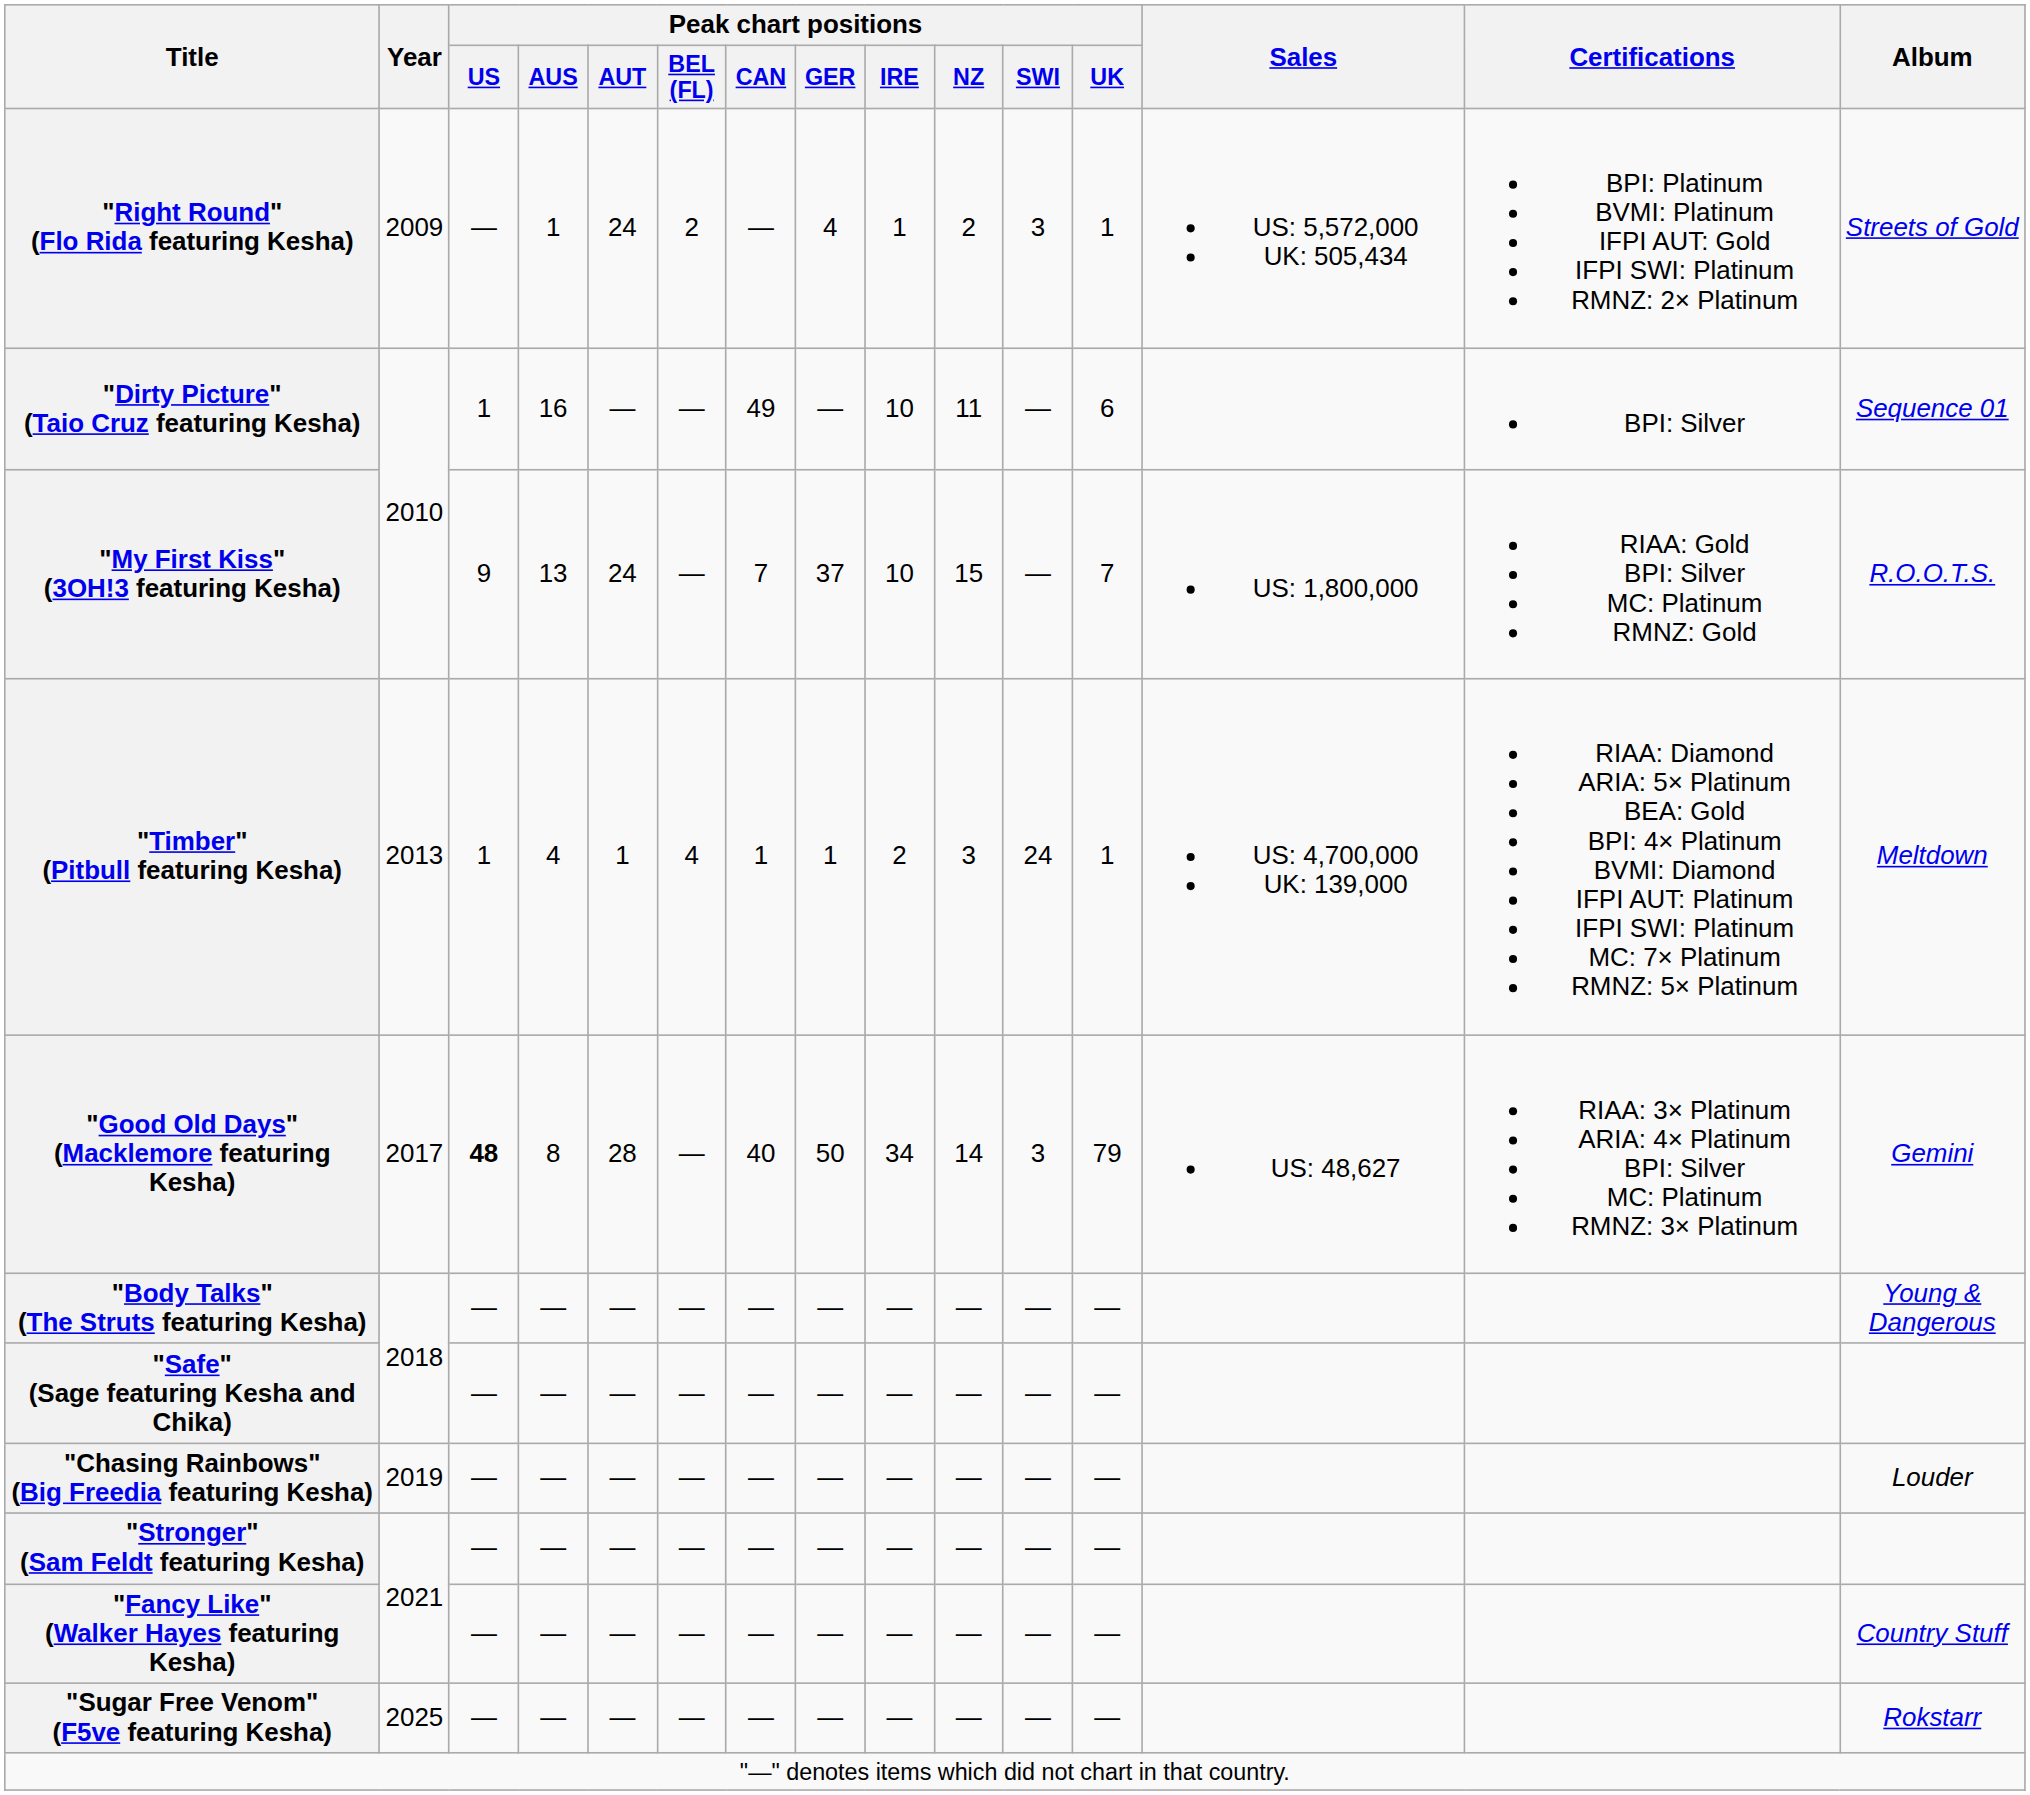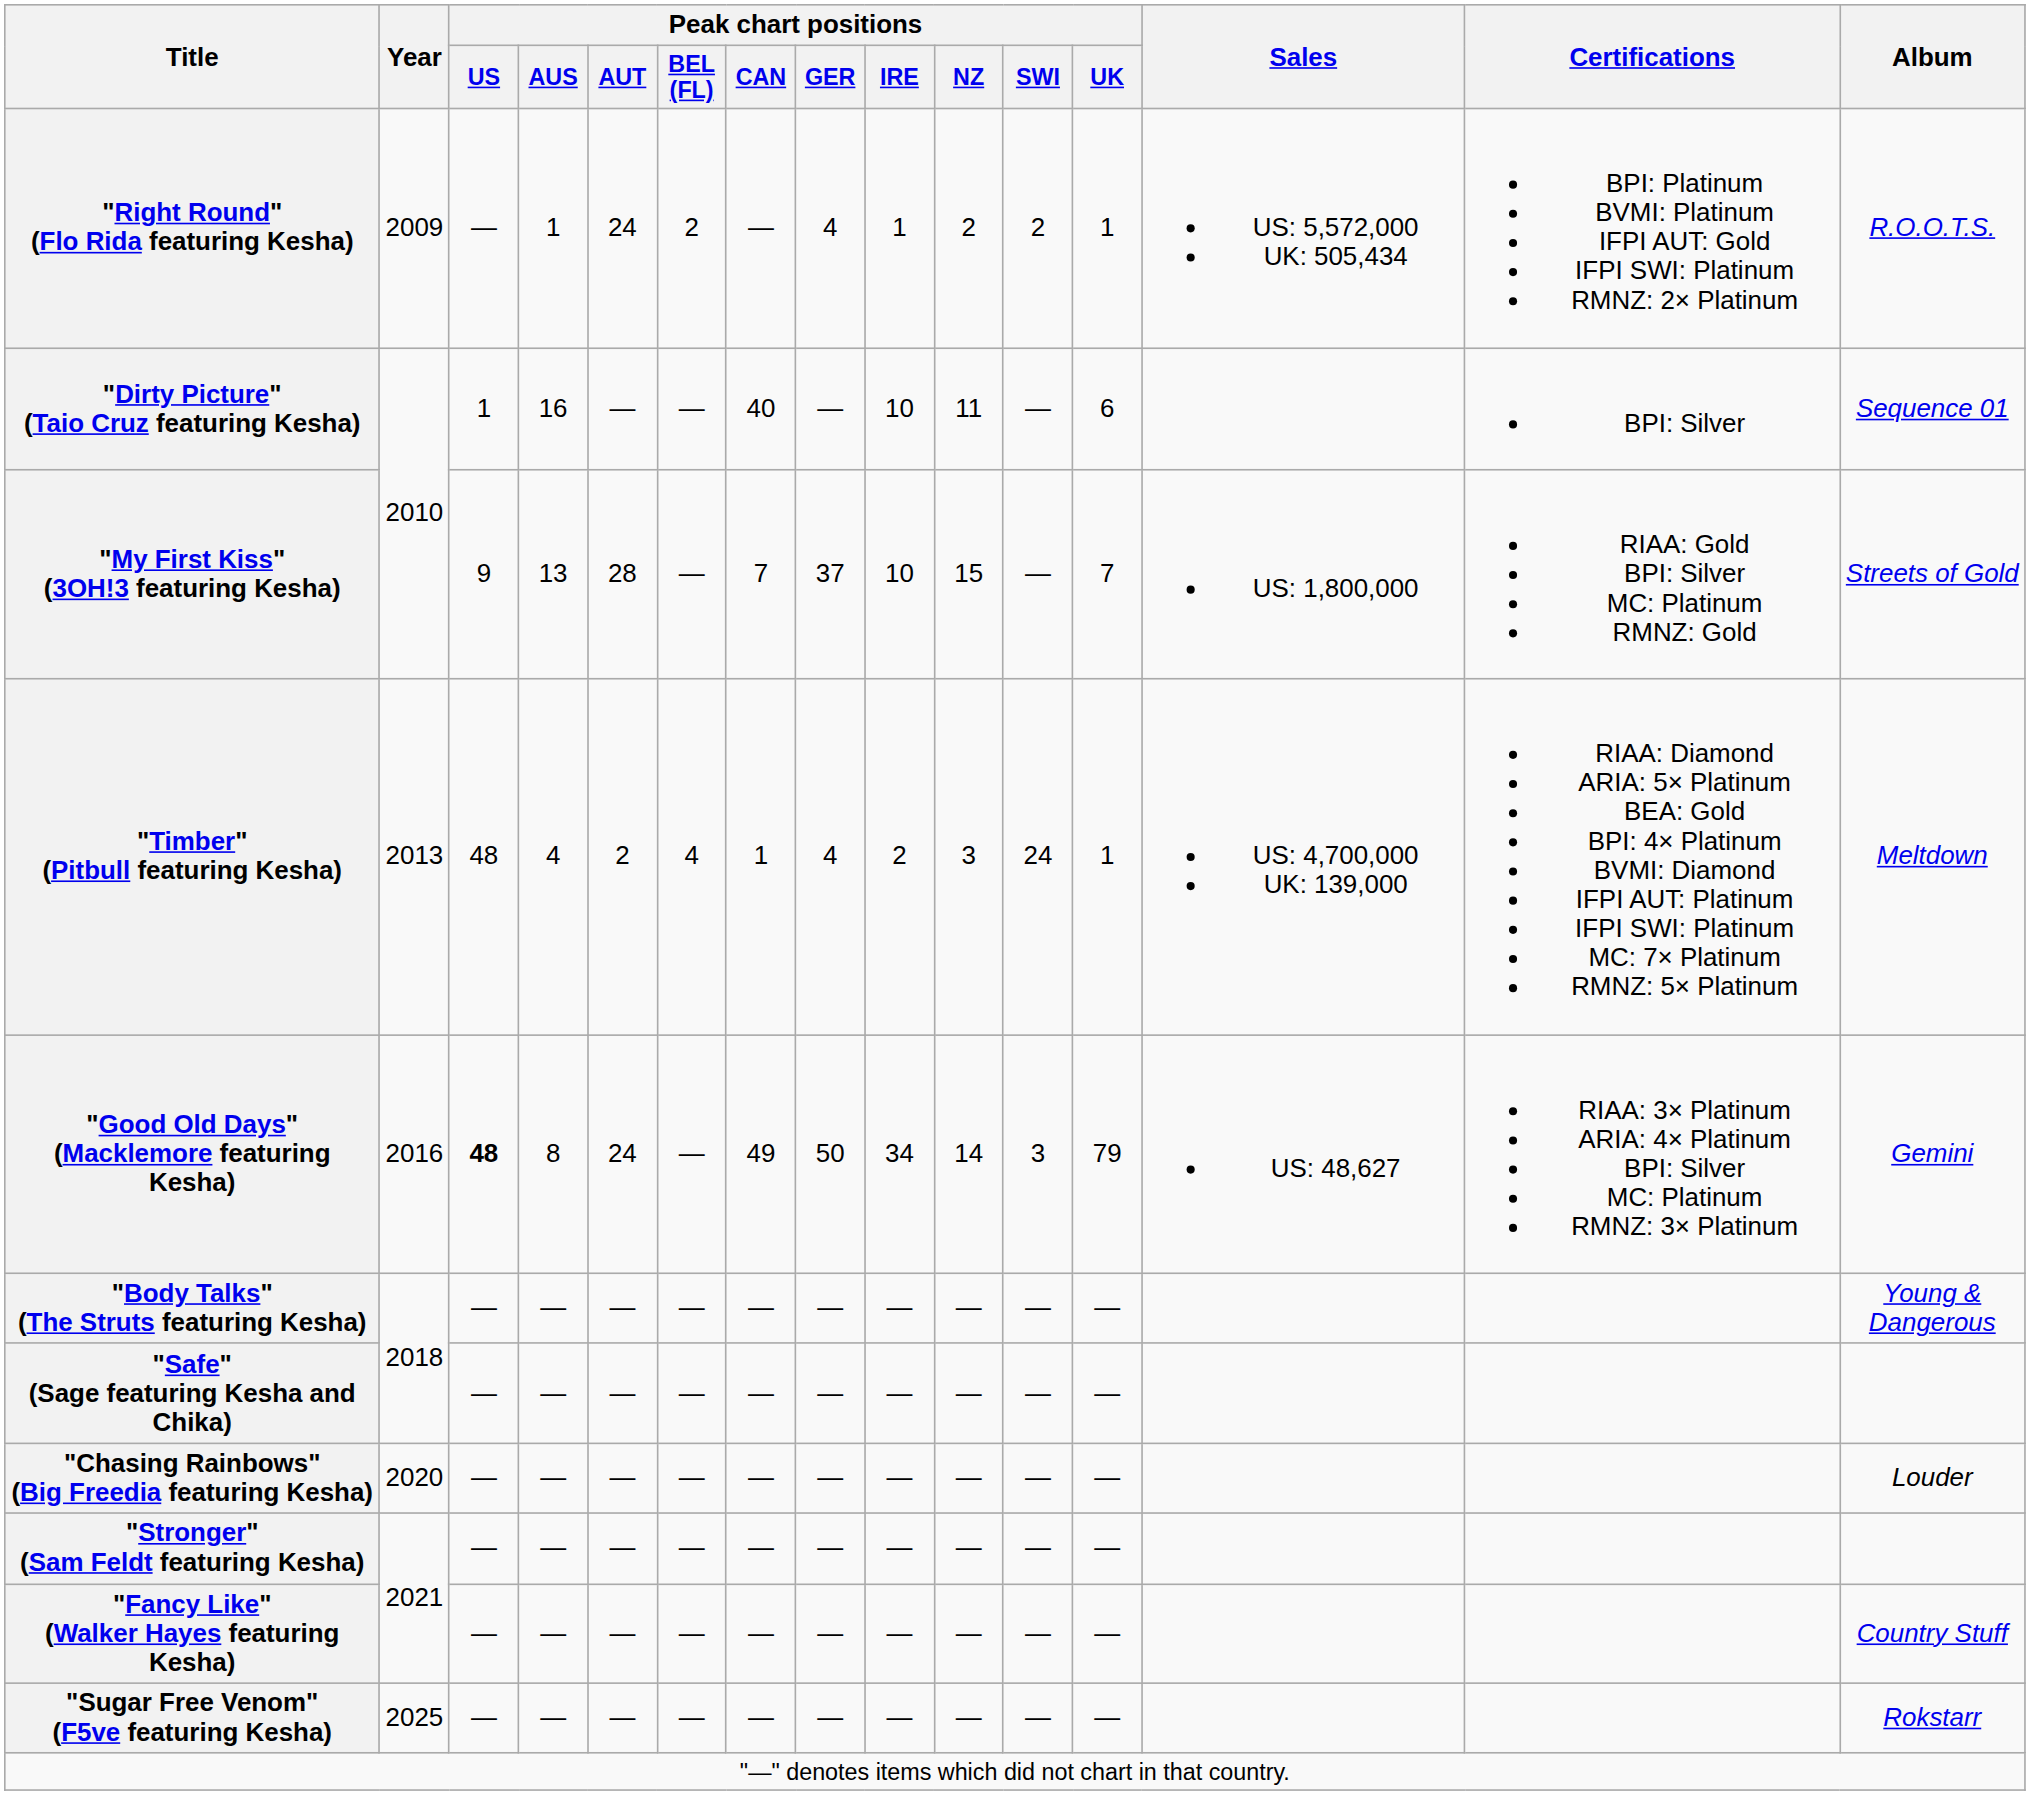(1038, 227) 3 -> (1038, 227) 2
(1932, 227) Streets of Gold -> (1932, 227) R.O.O.T.S.
(761, 408) 49 -> (761, 408) 40
(622, 574) 24 -> (622, 574) 28
(1932, 574) R.O.O.T.S. -> (1932, 574) Streets of Gold
(484, 856) 1 -> (484, 856) 48
(622, 856) 1 -> (622, 856) 2
(830, 856) 1 -> (830, 856) 4
(414, 1153) 2017 -> (414, 1153) 2016
(622, 1153) 28 -> (622, 1153) 24
(761, 1153) 40 -> (761, 1153) 49
(414, 1477) 2019 -> (414, 1477) 2020
